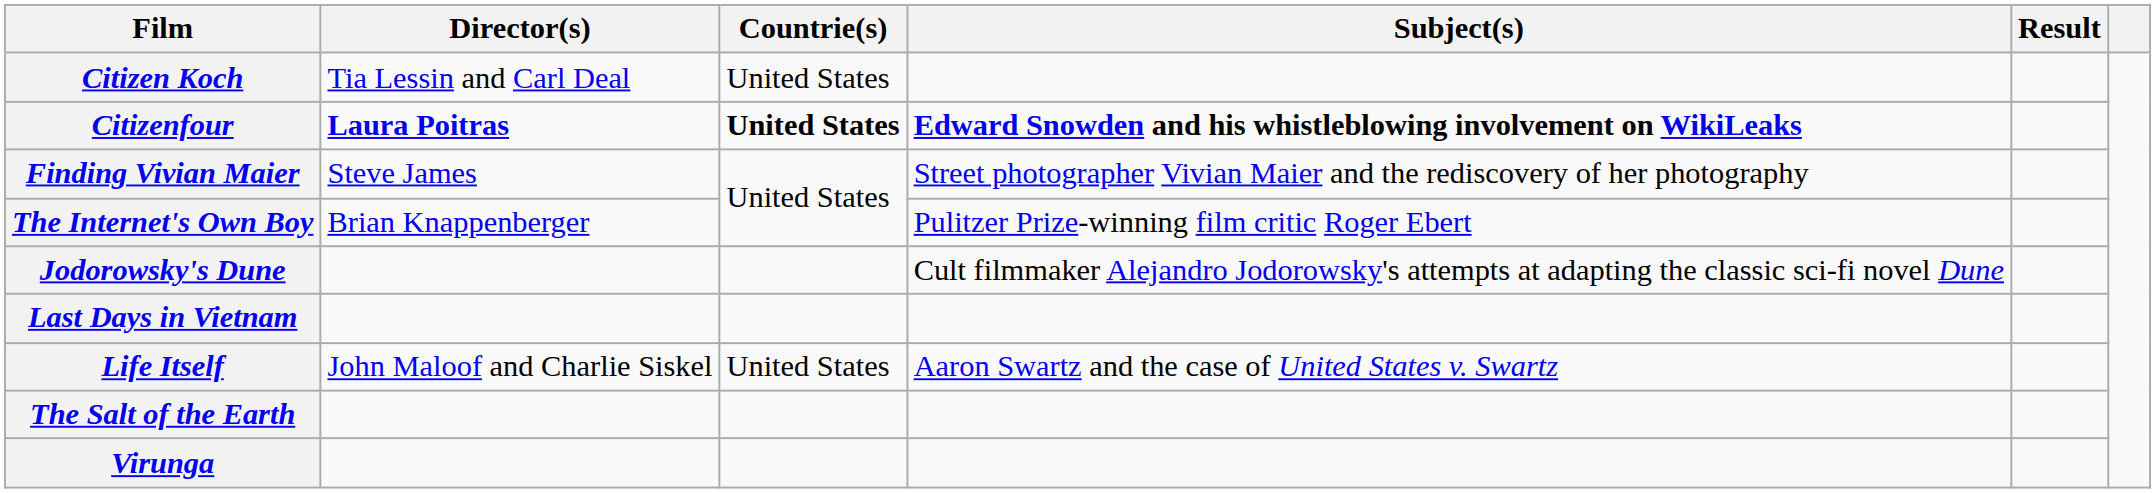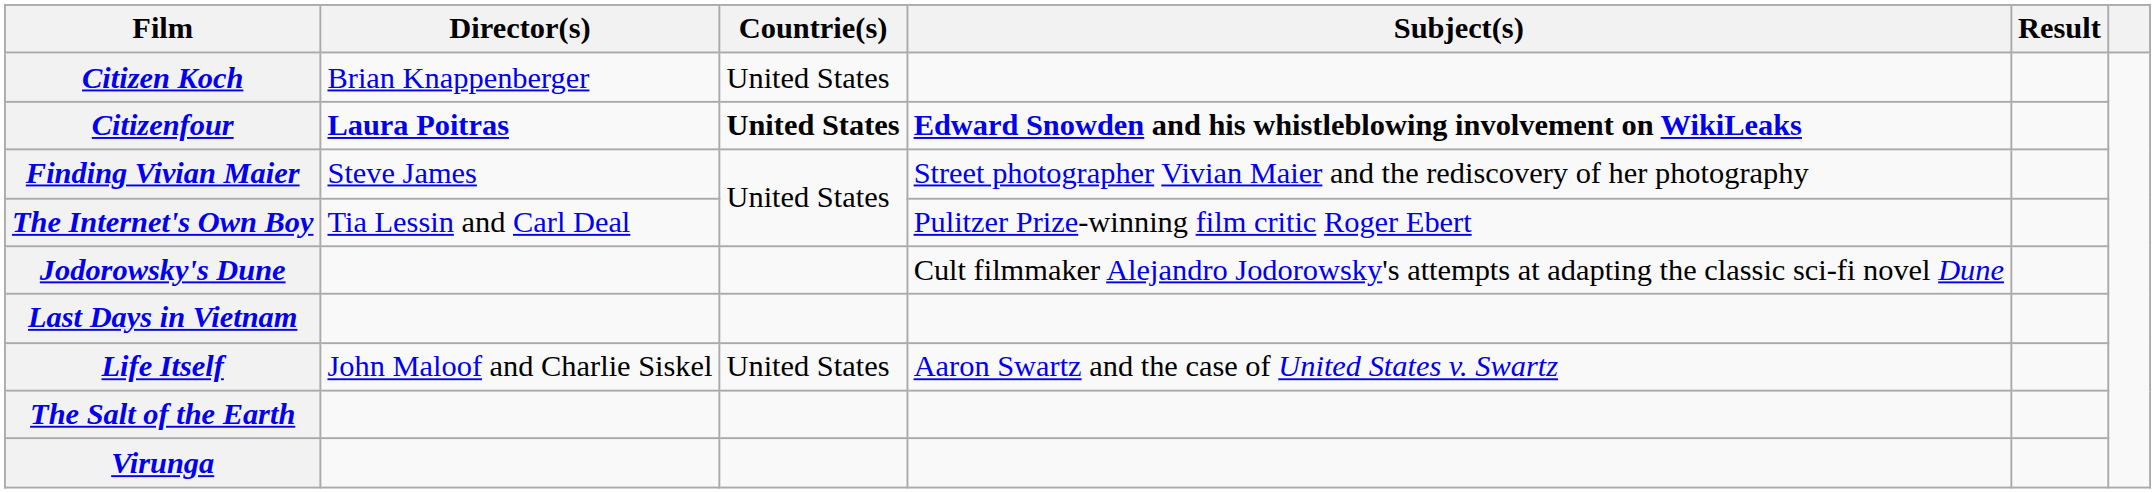(479, 76) Tia Lessin and Carl Deal -> (458, 76) Brian Knappenberger
(458, 221) Brian Knappenberger -> (479, 221) Tia Lessin and Carl Deal
